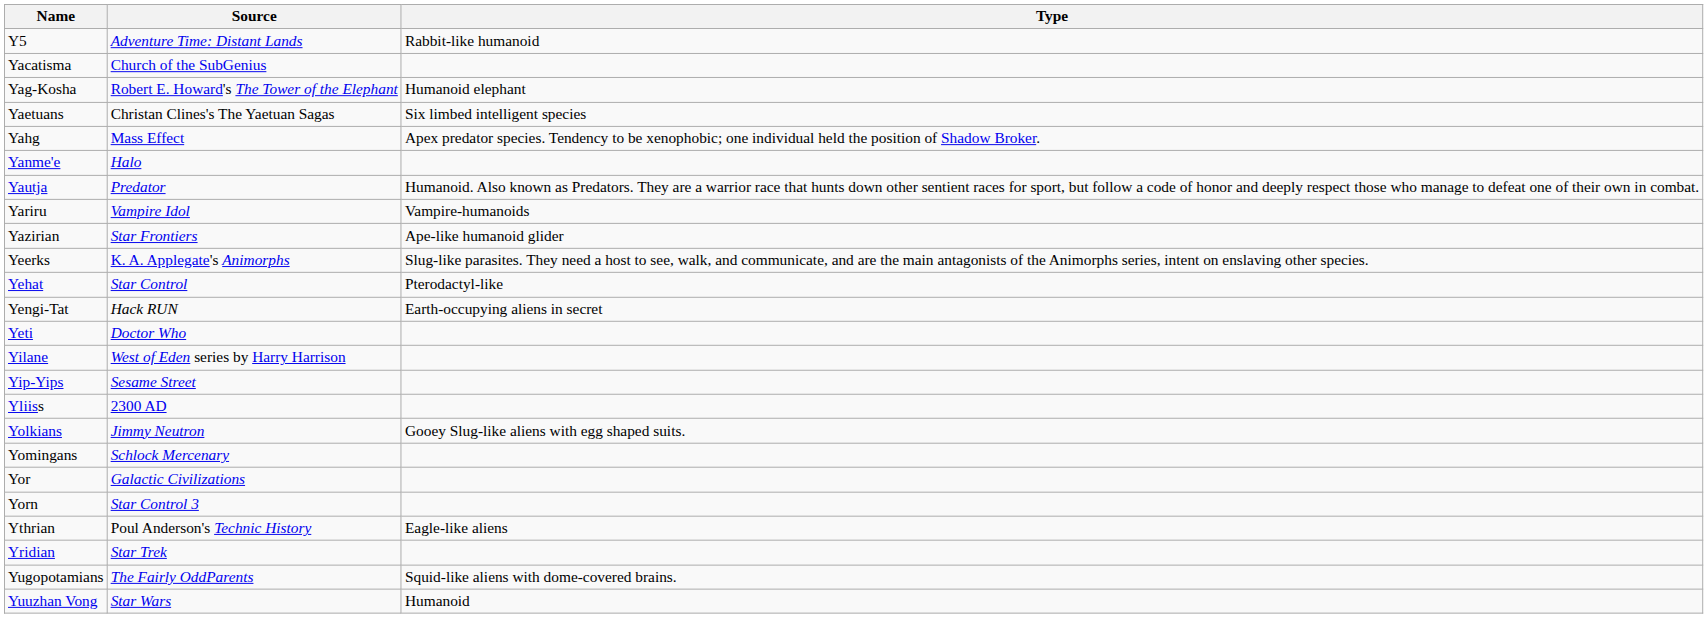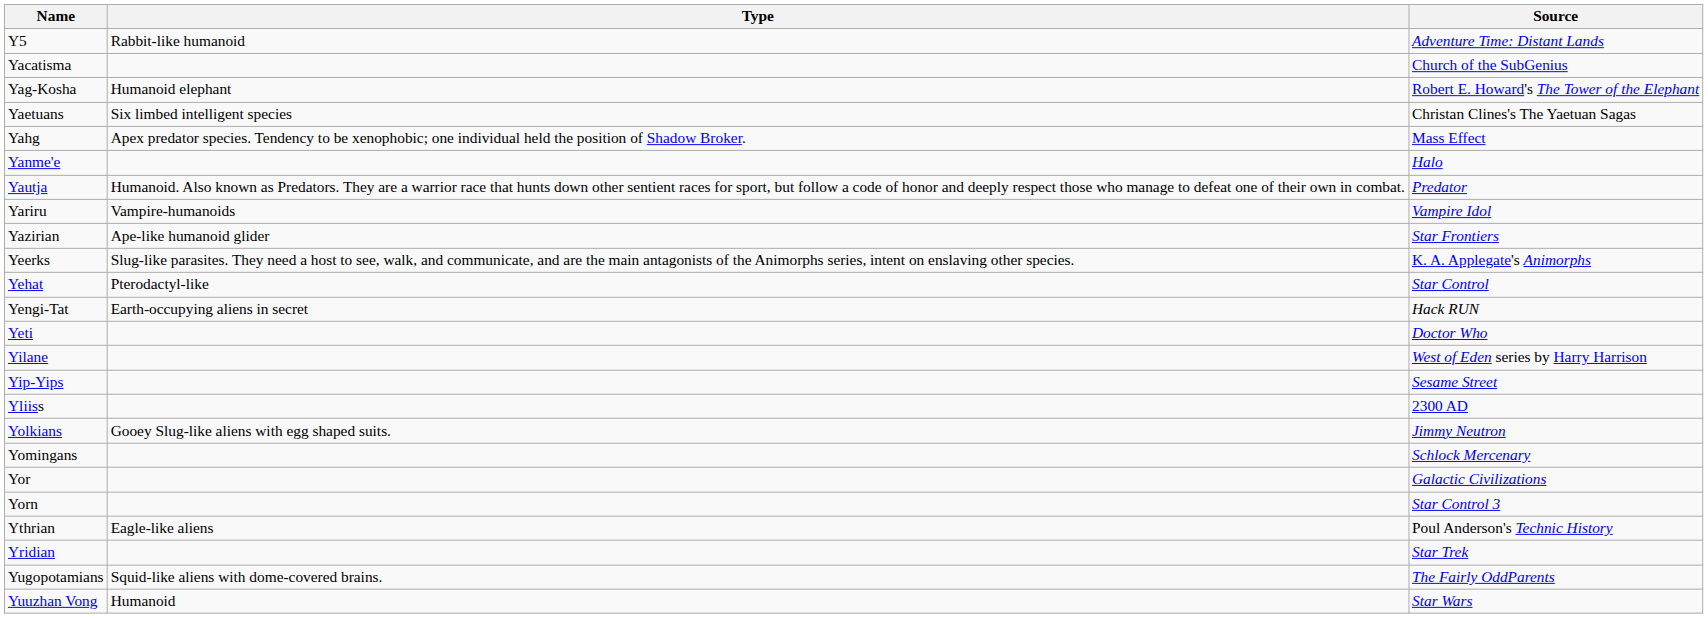columns swapped: (254, 16) <-> (1052, 16)
